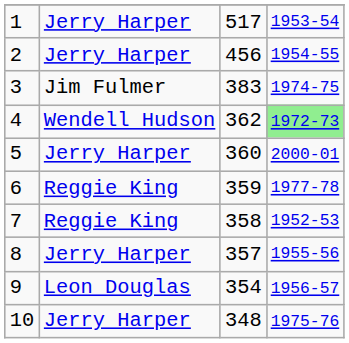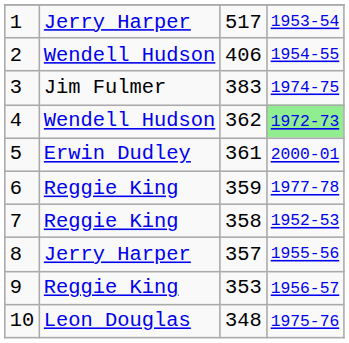(117, 55) Jerry Harper -> (130, 55) Wendell Hudson
(243, 55) 456 -> (243, 55) 406
(117, 154) Jerry Harper -> (117, 154) Erwin Dudley
(243, 154) 360 -> (243, 154) 361
(117, 288) Leon Douglas -> (111, 288) Reggie King
(243, 288) 354 -> (243, 288) 353
(117, 321) Jerry Harper -> (117, 321) Leon Douglas
